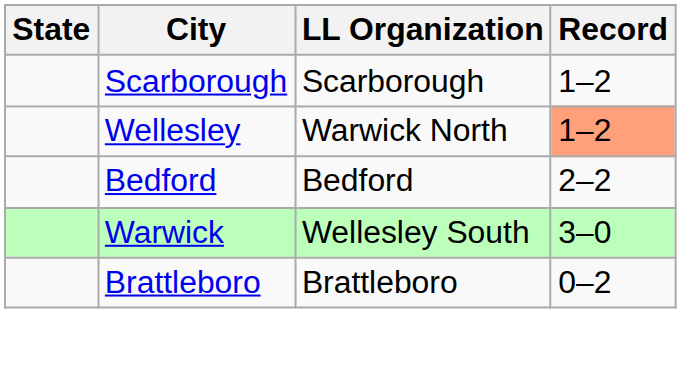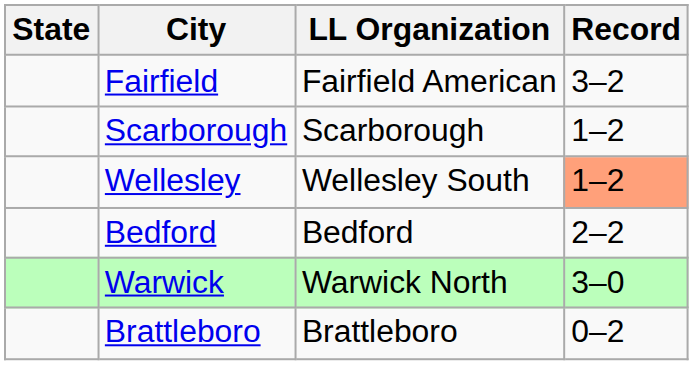+ row: (161, 80)
(405, 130) Warwick North -> (416, 181) Wellesley South
(416, 231) Wellesley South -> (405, 282) Warwick North
